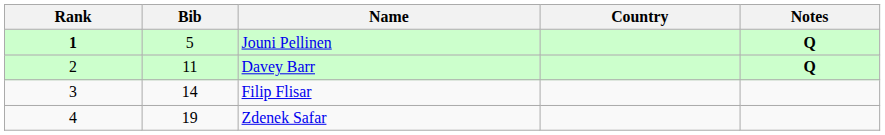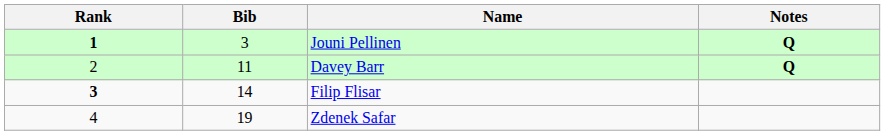- column: (640, 17)
(190, 42) 5 -> (245, 42) 3
(73, 92) normal -> (93, 92) bold
